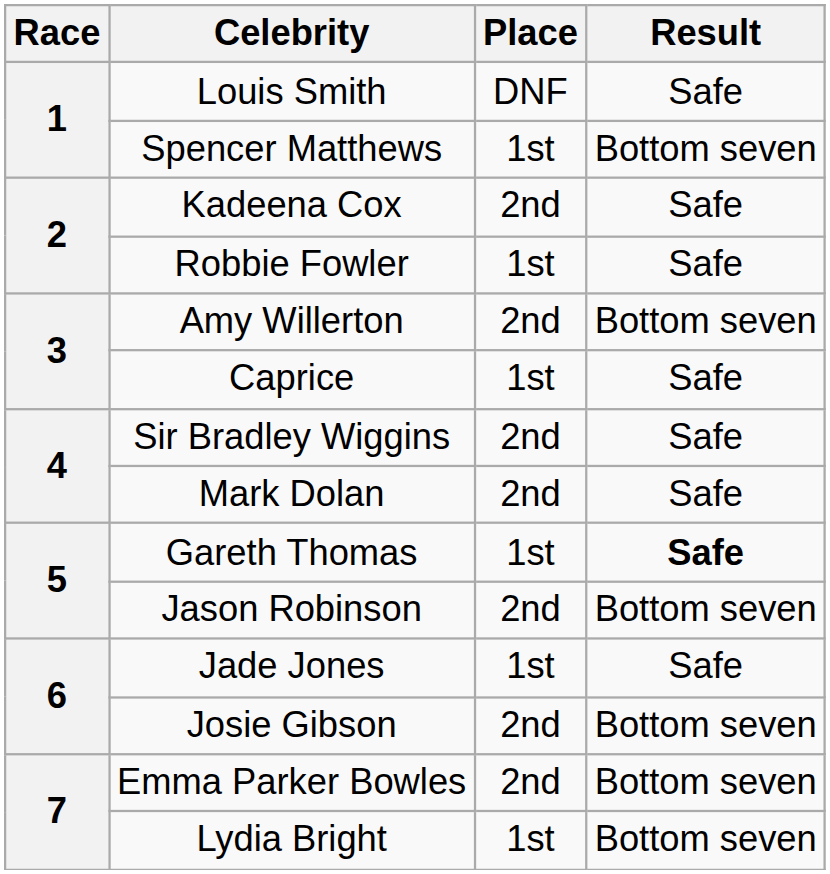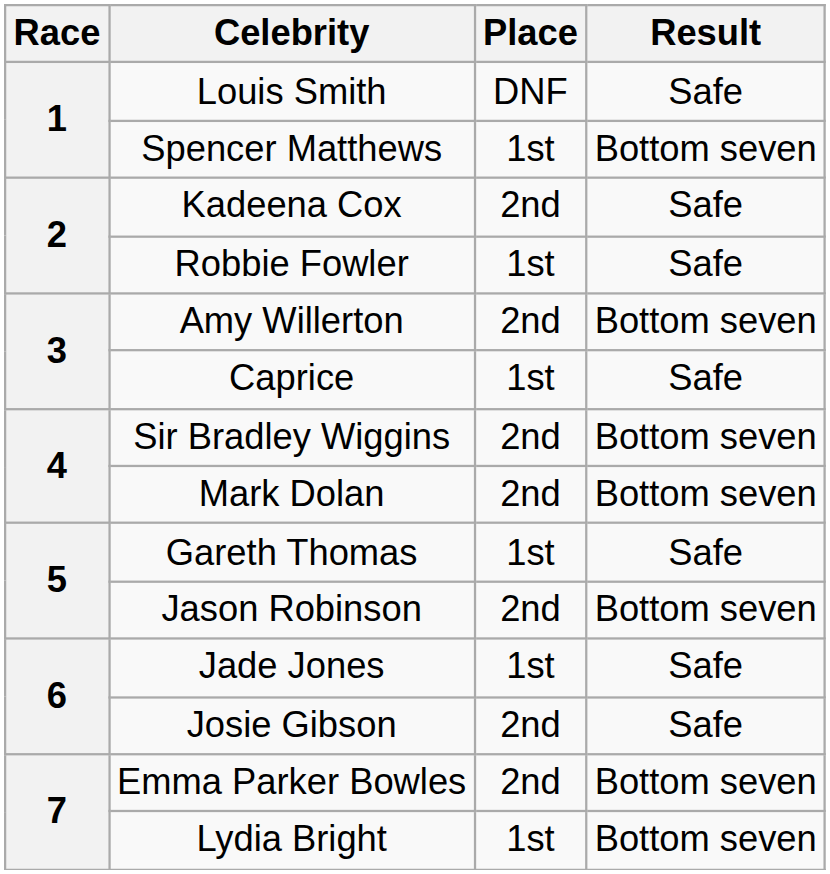(706, 436) Safe -> (706, 436) Bottom seven
(706, 494) Safe -> (706, 494) Bottom seven
(706, 551) bold -> (706, 551) normal
(706, 724) Bottom seven -> (706, 724) Safe
